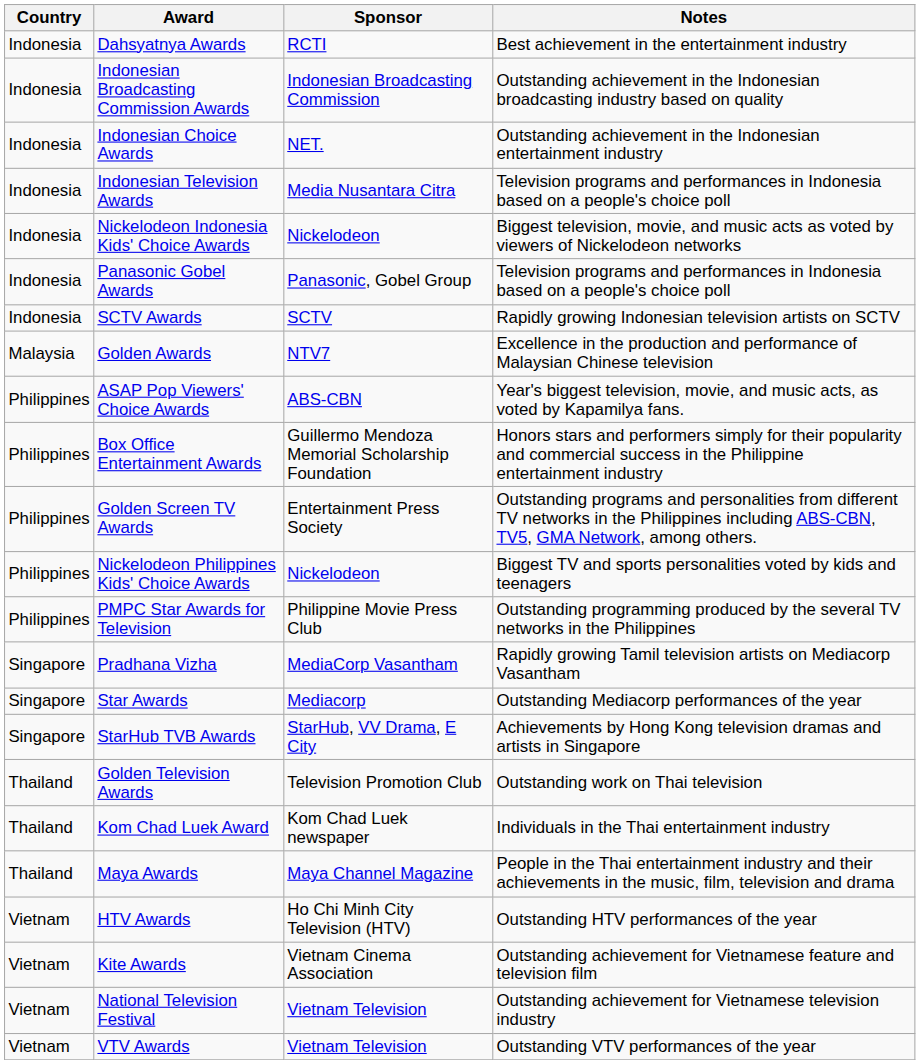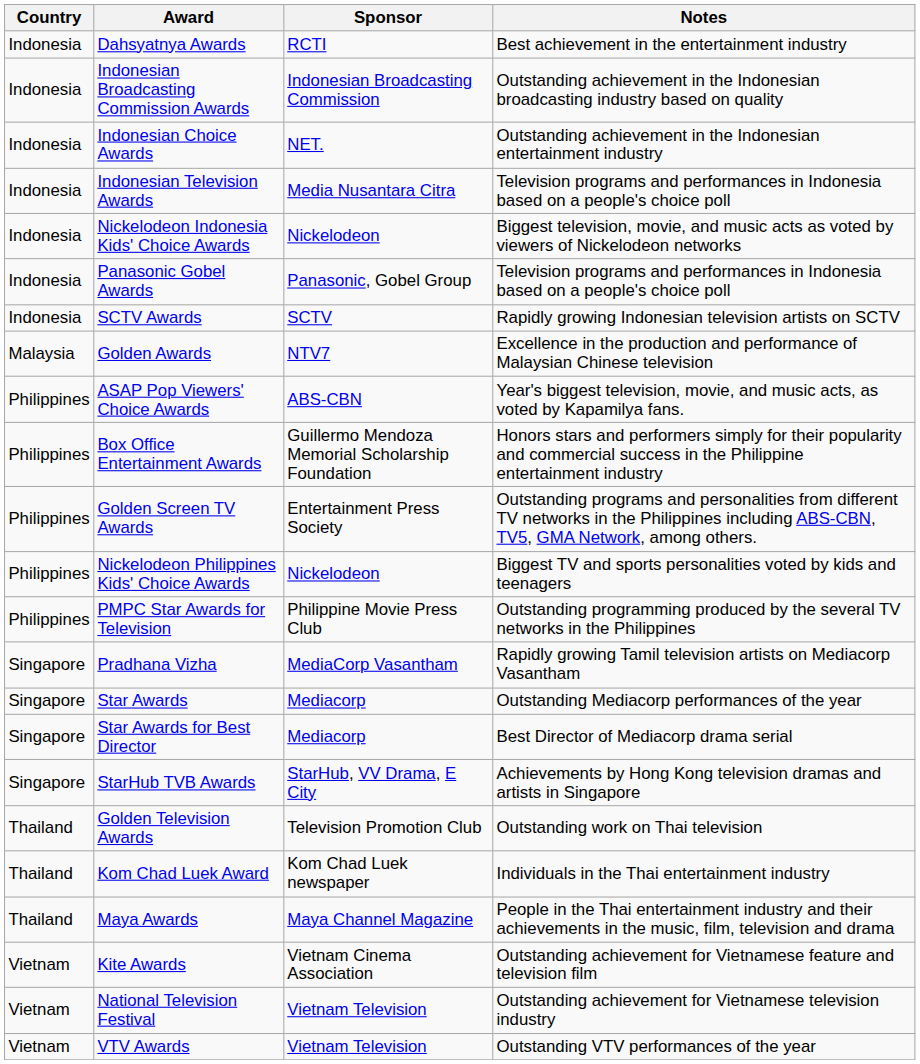+ row: (174, 737)
- row: (144, 919)
